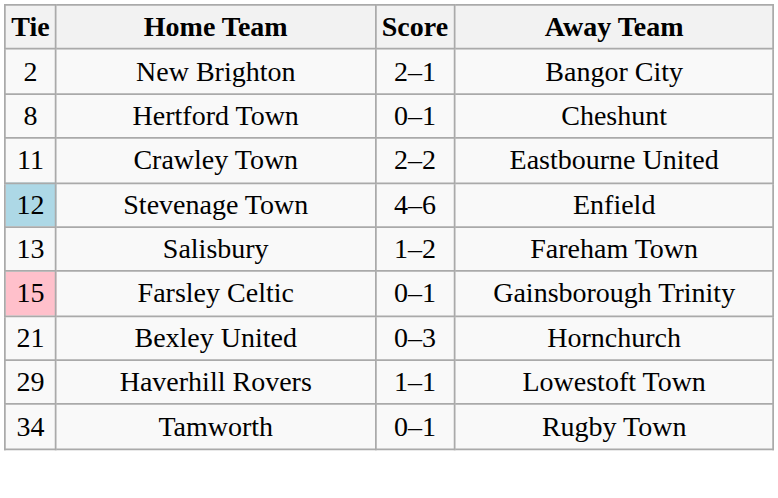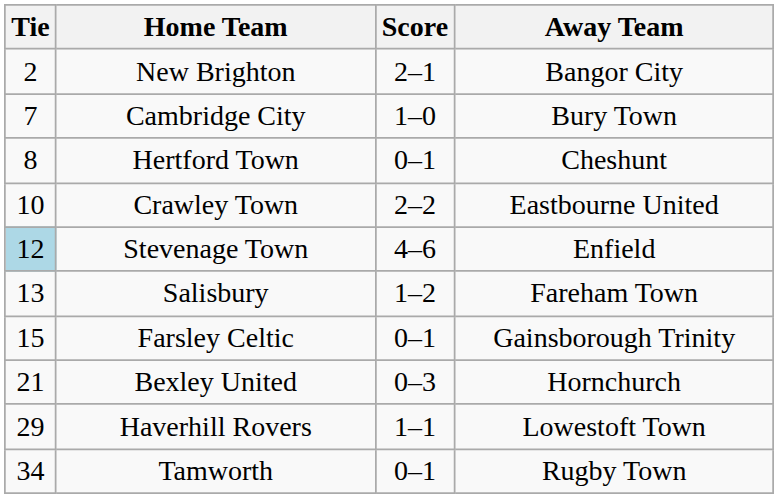+ row: (216, 115)
(31, 159) 11 -> (31, 204) 10
(31, 293) pink background -> (31, 337) no background
